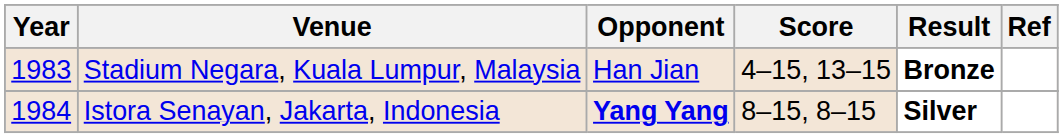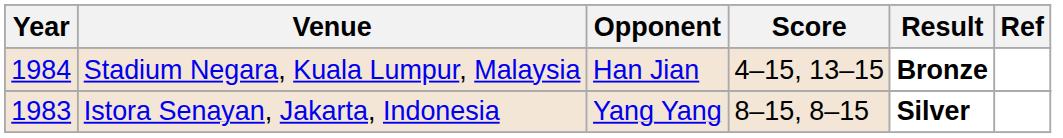(41, 69) 1983 -> (41, 69) 1984
(41, 112) 1984 -> (41, 112) 1983
(661, 112) bold -> (657, 112) normal
